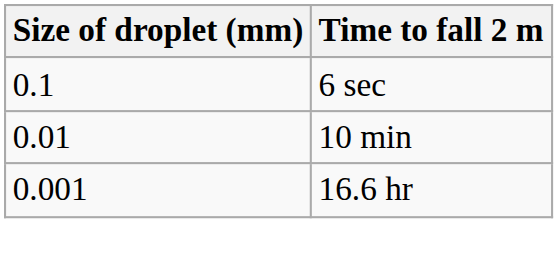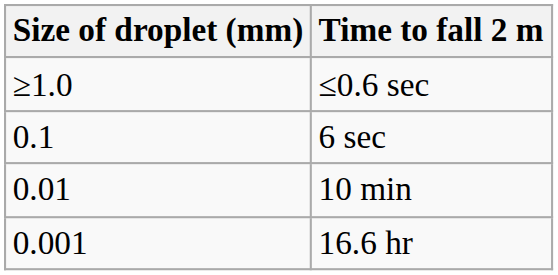+ row: (374, 83)
